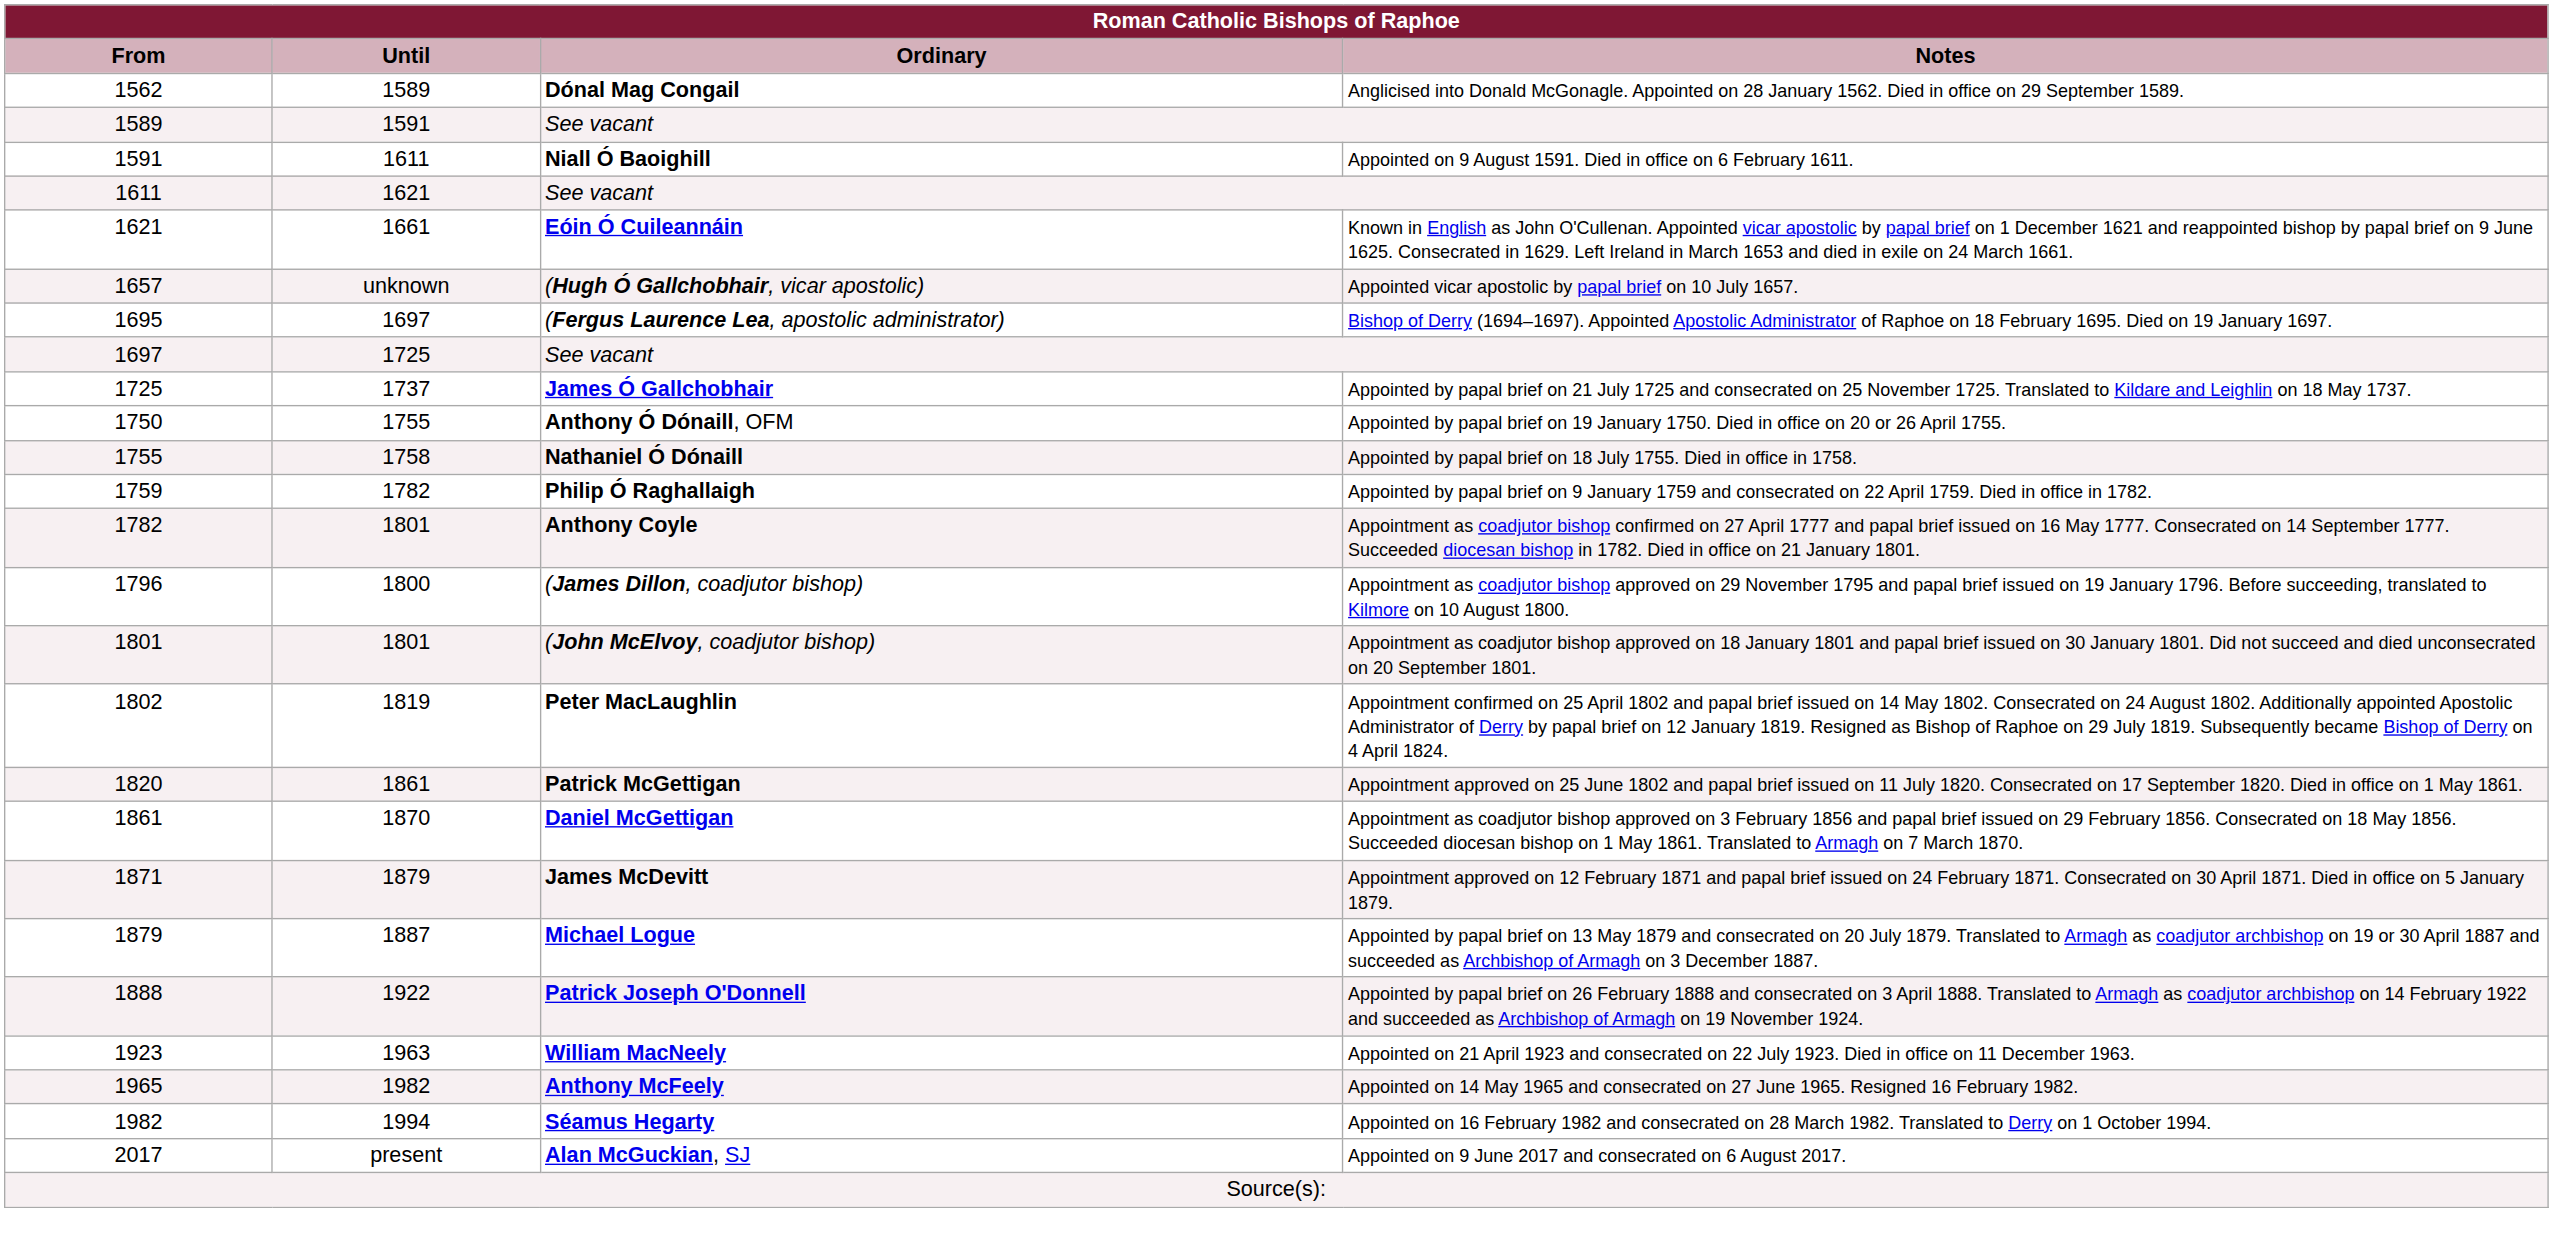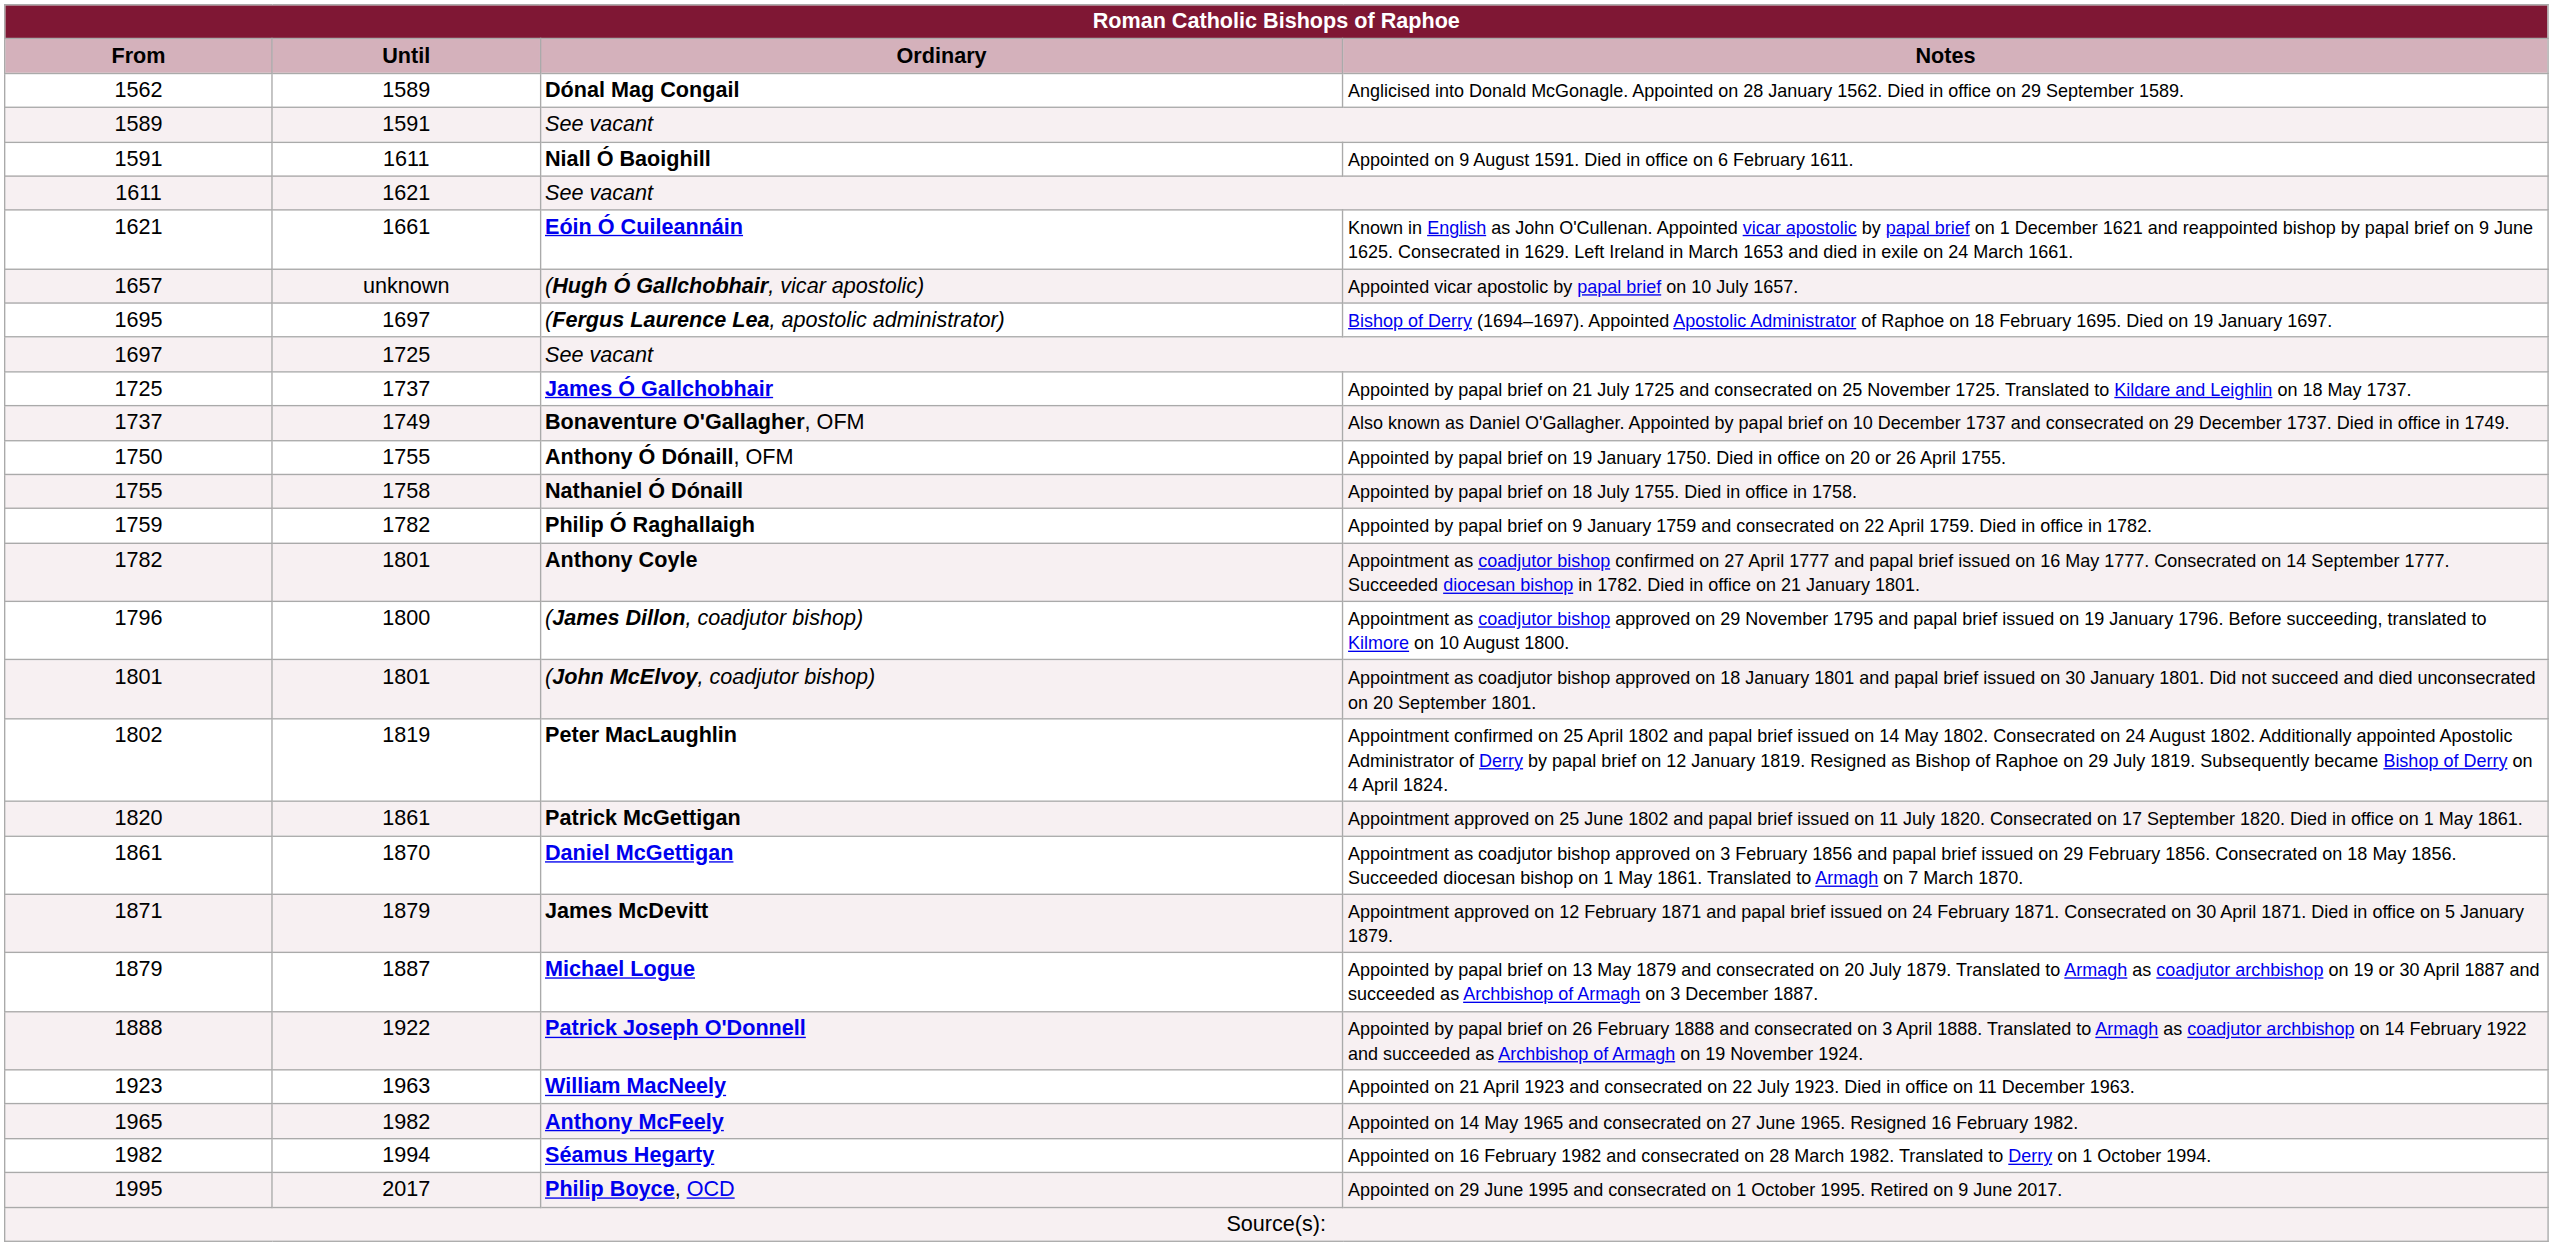+ row: (139, 422)
+ row: (139, 1189)
- row: (139, 1155)
